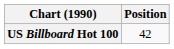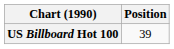(145, 33) 42 -> (145, 33) 39
